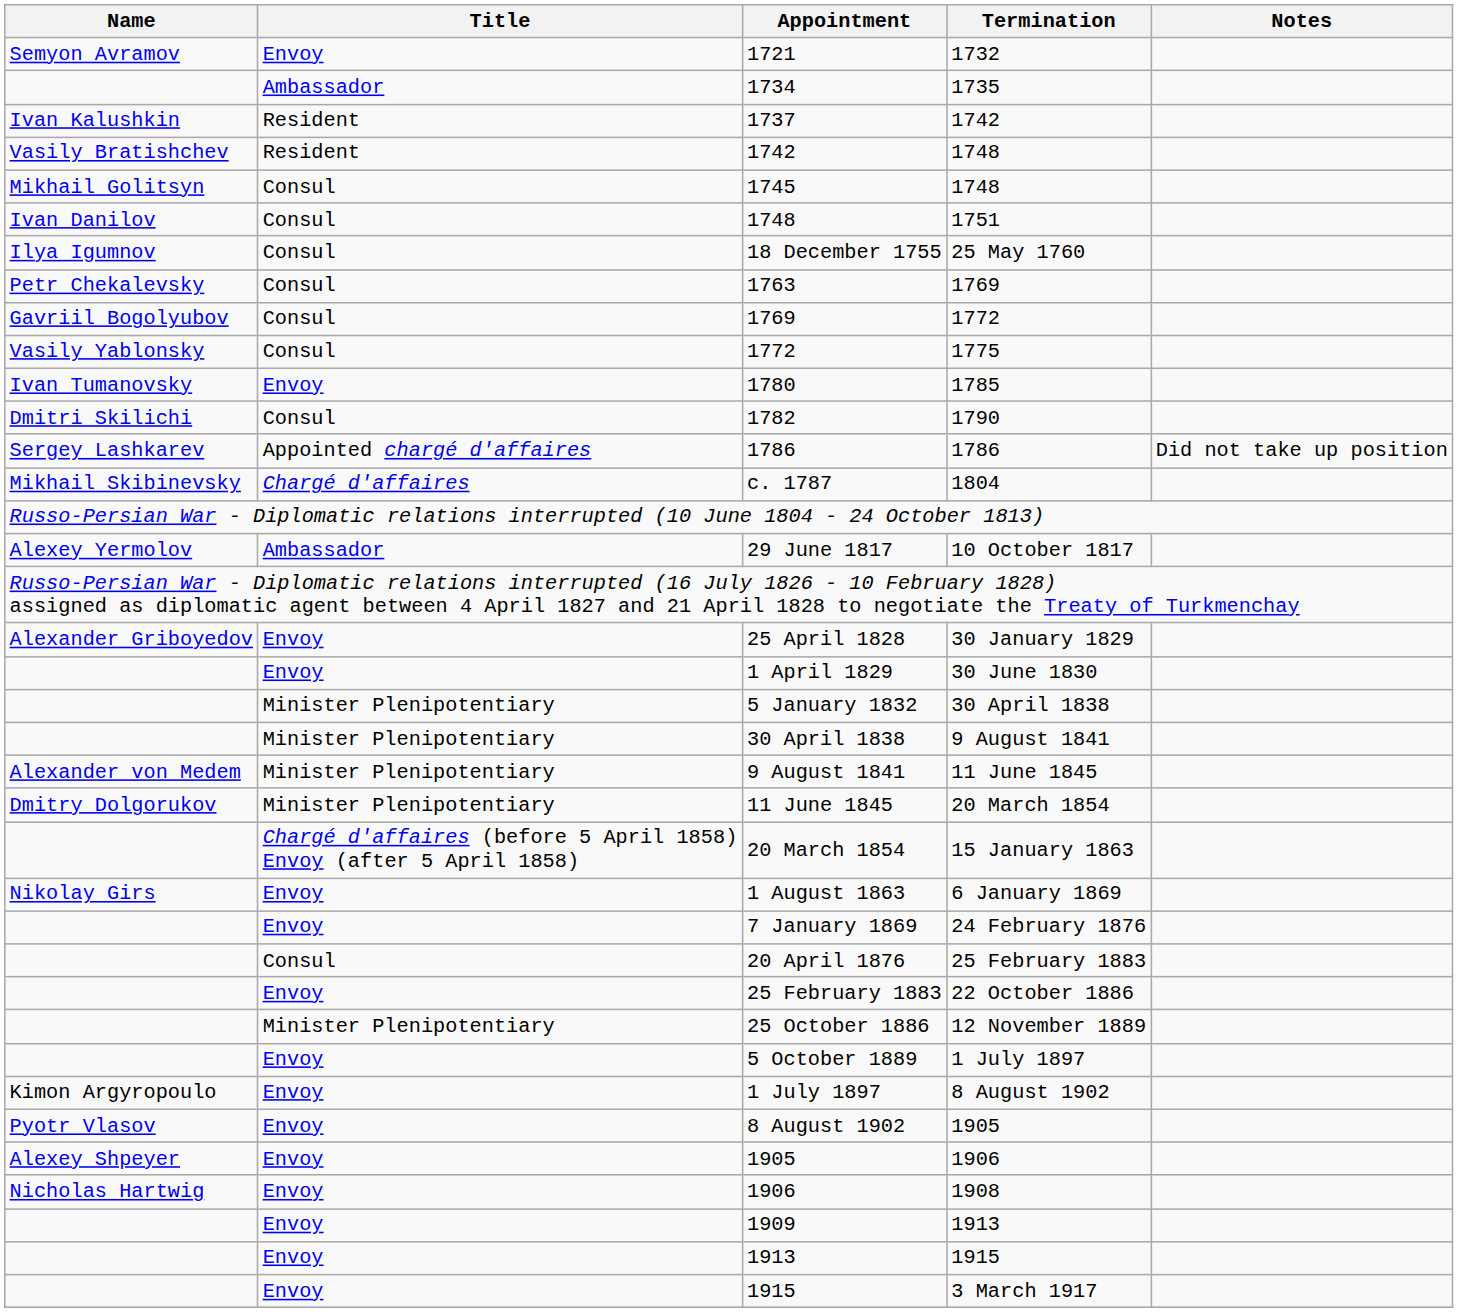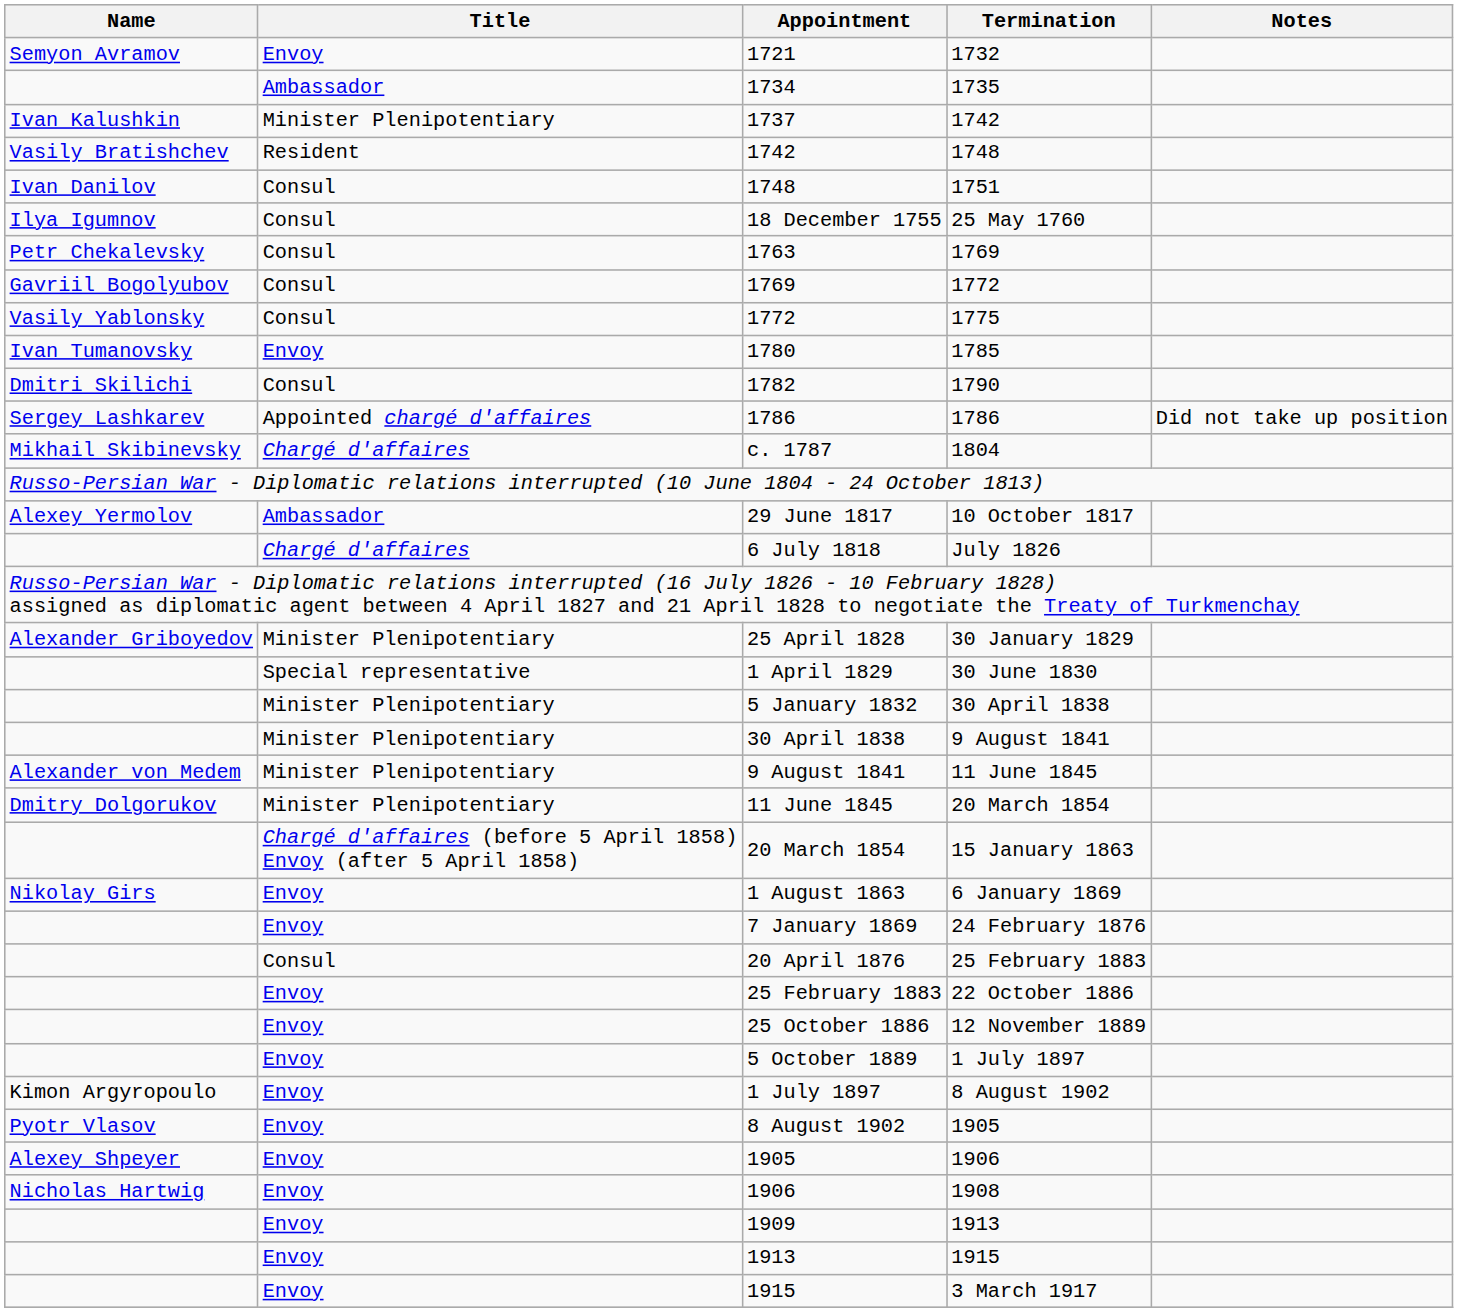(311, 120) Resident -> (409, 120) Minister Plenipotentiary
- row: (771, 187)
+ row: (814, 550)
(293, 640) Envoy -> (409, 640) Minister Plenipotentiary
(293, 673) Envoy -> (397, 673) Special representative
(409, 1027) Minister Plenipotentiary -> (293, 1027) Envoy
